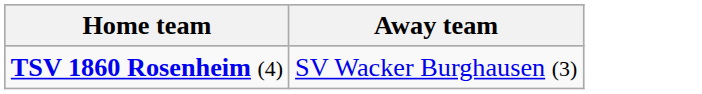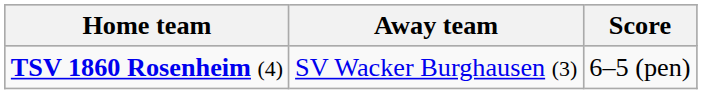+ column: (640, 25)
